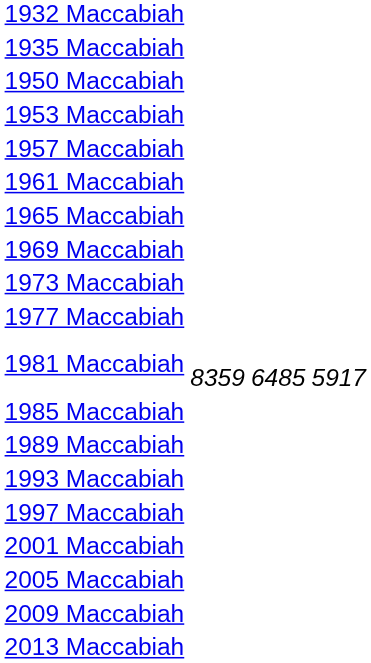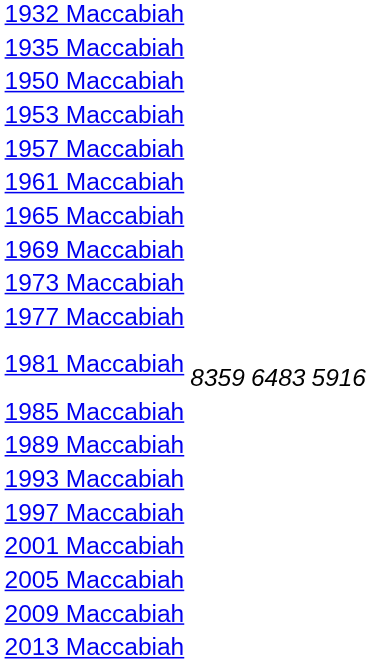(278, 378) 6485 -> (278, 378) 6483
(339, 378) 5917 -> (339, 378) 5916
